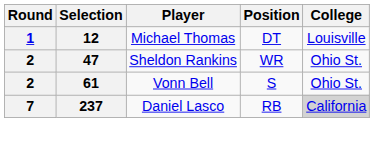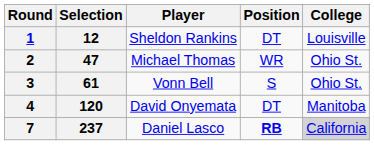(183, 38) Michael Thomas -> (183, 38) Sheldon Rankins
(183, 60) Sheldon Rankins -> (183, 60) Michael Thomas
(30, 83) 2 -> (30, 83) 3
+ row: (91, 106)
(272, 106) normal -> (272, 128) bold
